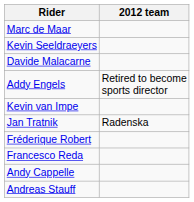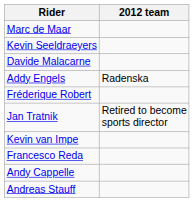(144, 84) Retired to become sports director -> (125, 78) Radenska
rows swapped: (49, 139) <-> (43, 106)
(125, 123) Radenska -> (144, 117) Retired to become sports director
